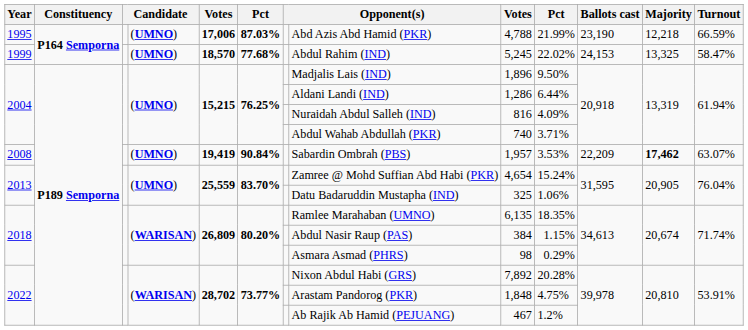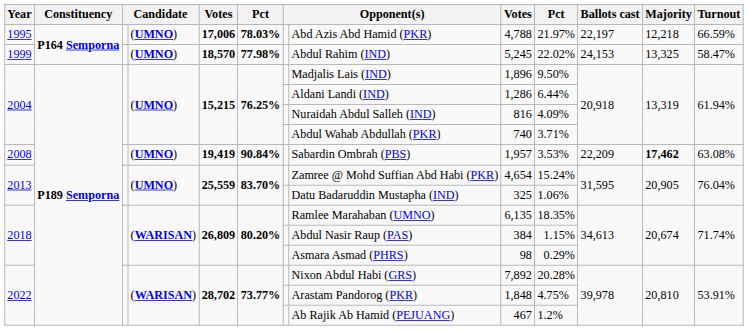(261, 34) 87.03% -> (261, 34) 78.03%
(556, 34) 21.99% -> (556, 34) 21.97%
(597, 34) 23,190 -> (597, 34) 22,197
(261, 54) 77.68% -> (261, 54) 77.98%
(716, 154) 63.07% -> (716, 154) 63.08%
